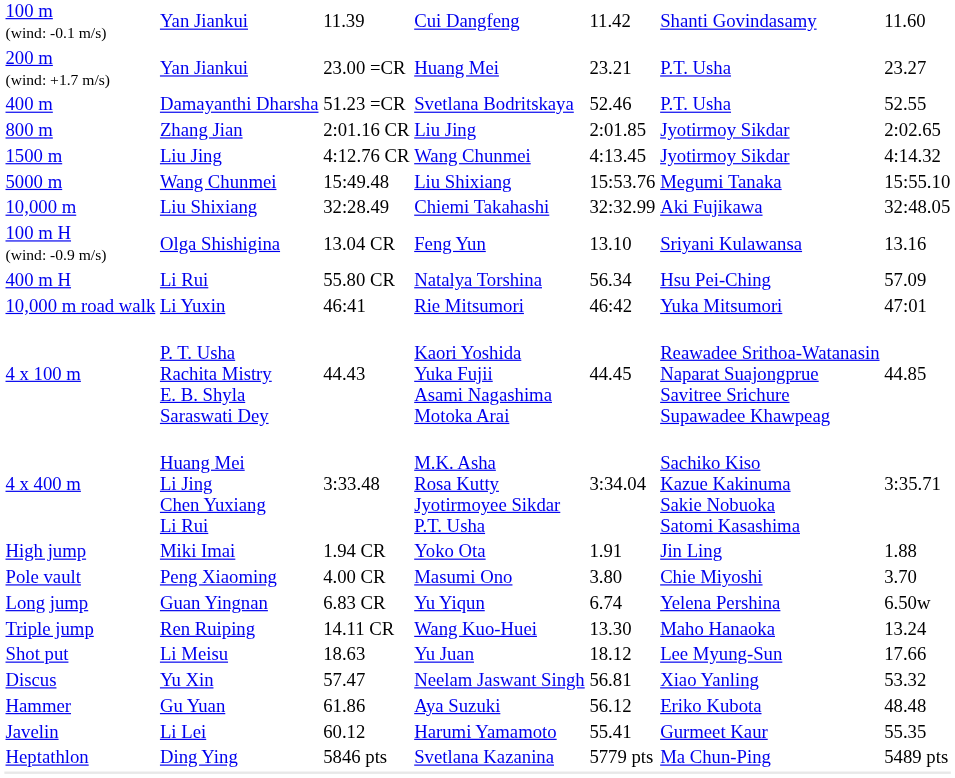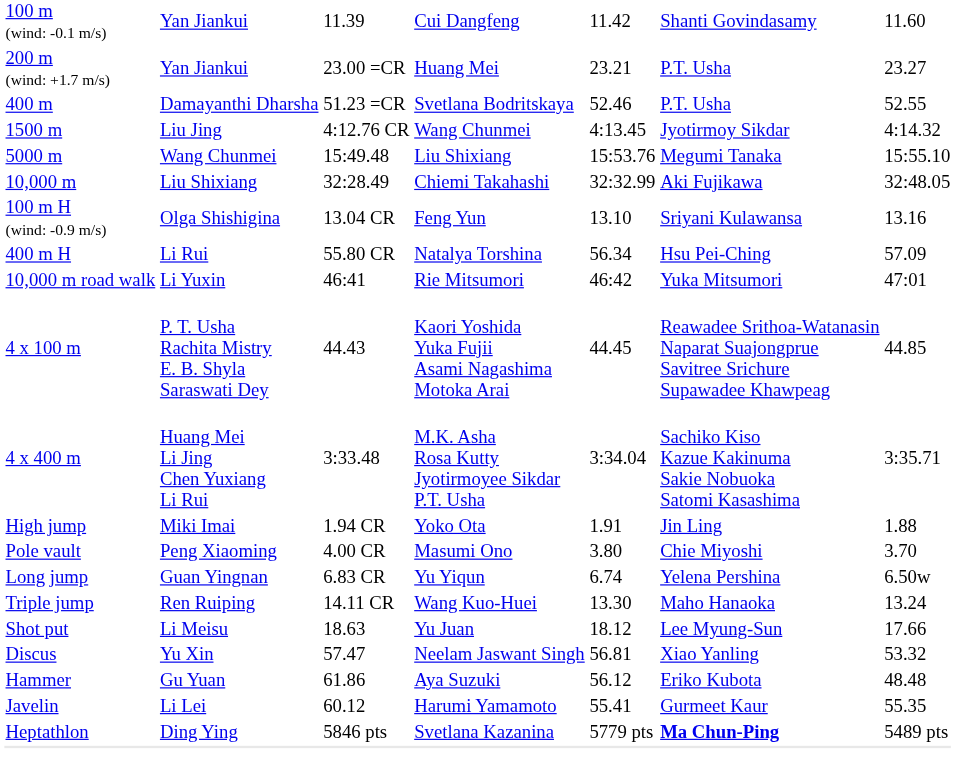- row: (29, 130)
(716, 757) normal -> (720, 731) bold
